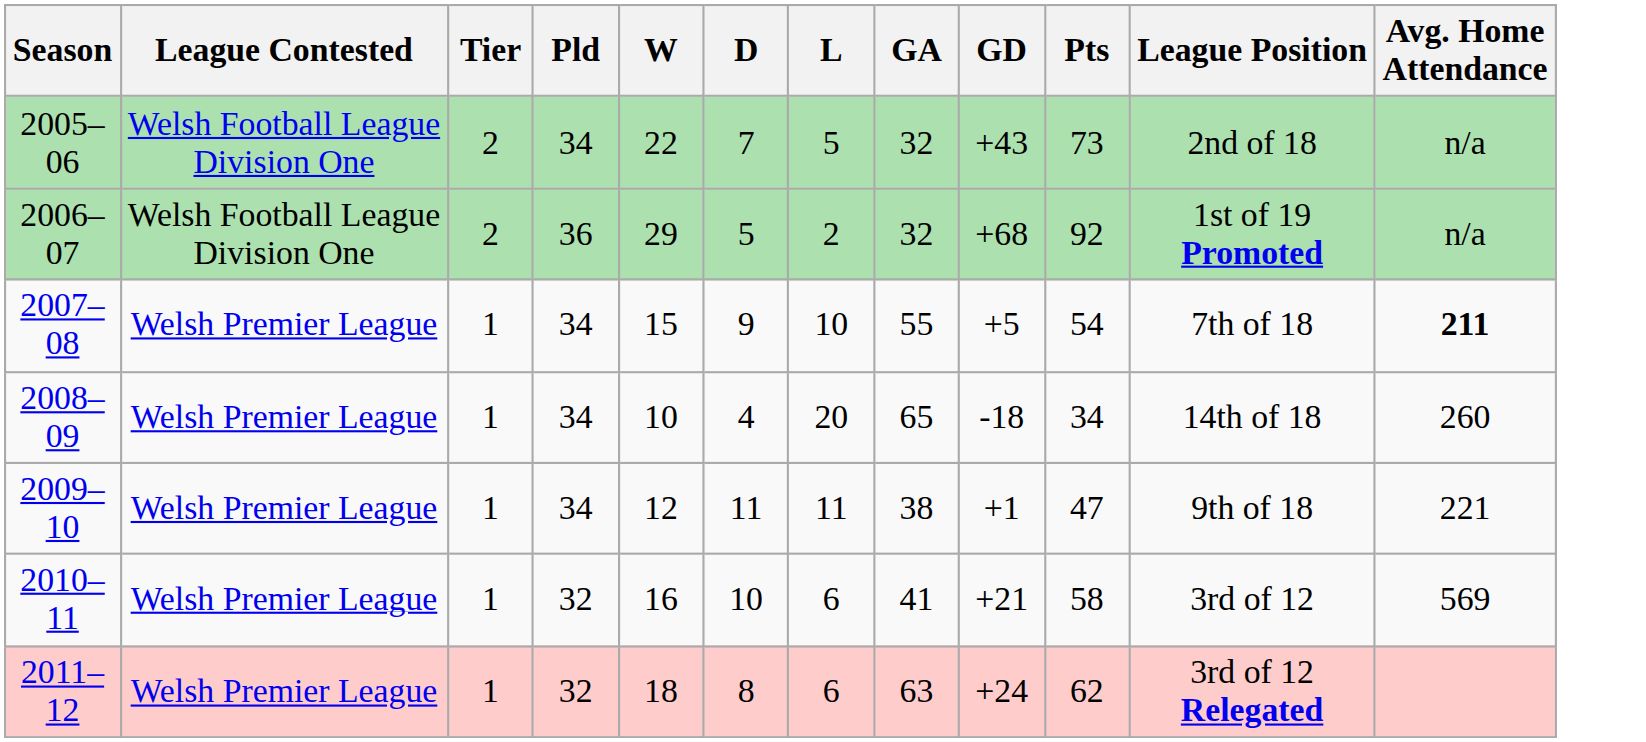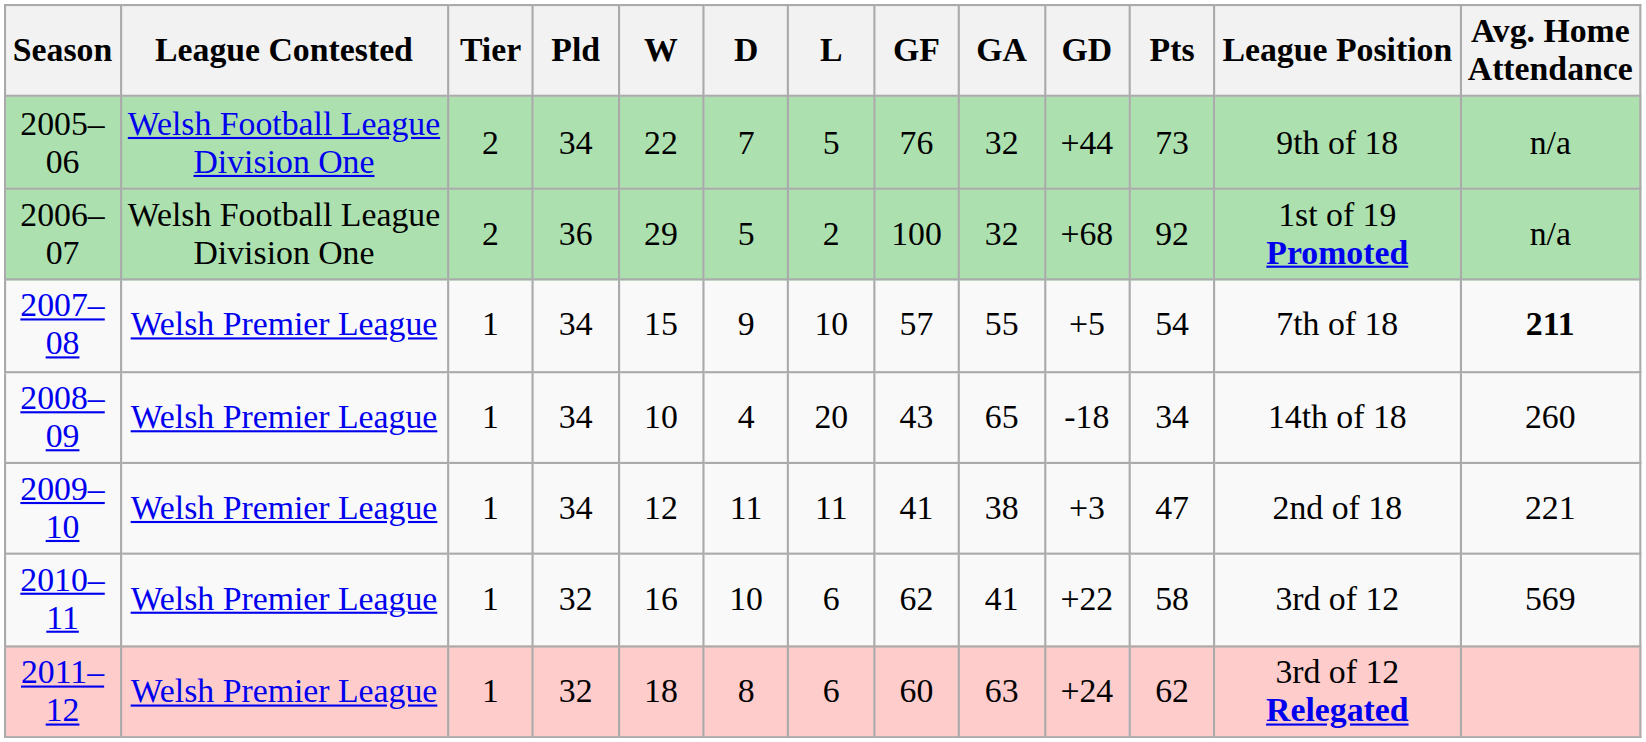+ column: (916, 50)
(1002, 141) +43 -> (1087, 141) +44
(1252, 141) 2nd of 18 -> (1337, 141) 9th of 18
(1002, 507) +1 -> (1087, 507) +3
(1252, 507) 9th of 18 -> (1337, 507) 2nd of 18
(1002, 599) +21 -> (1087, 599) +22
